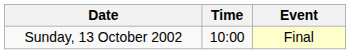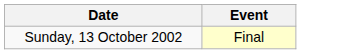- column: (227, 15)
